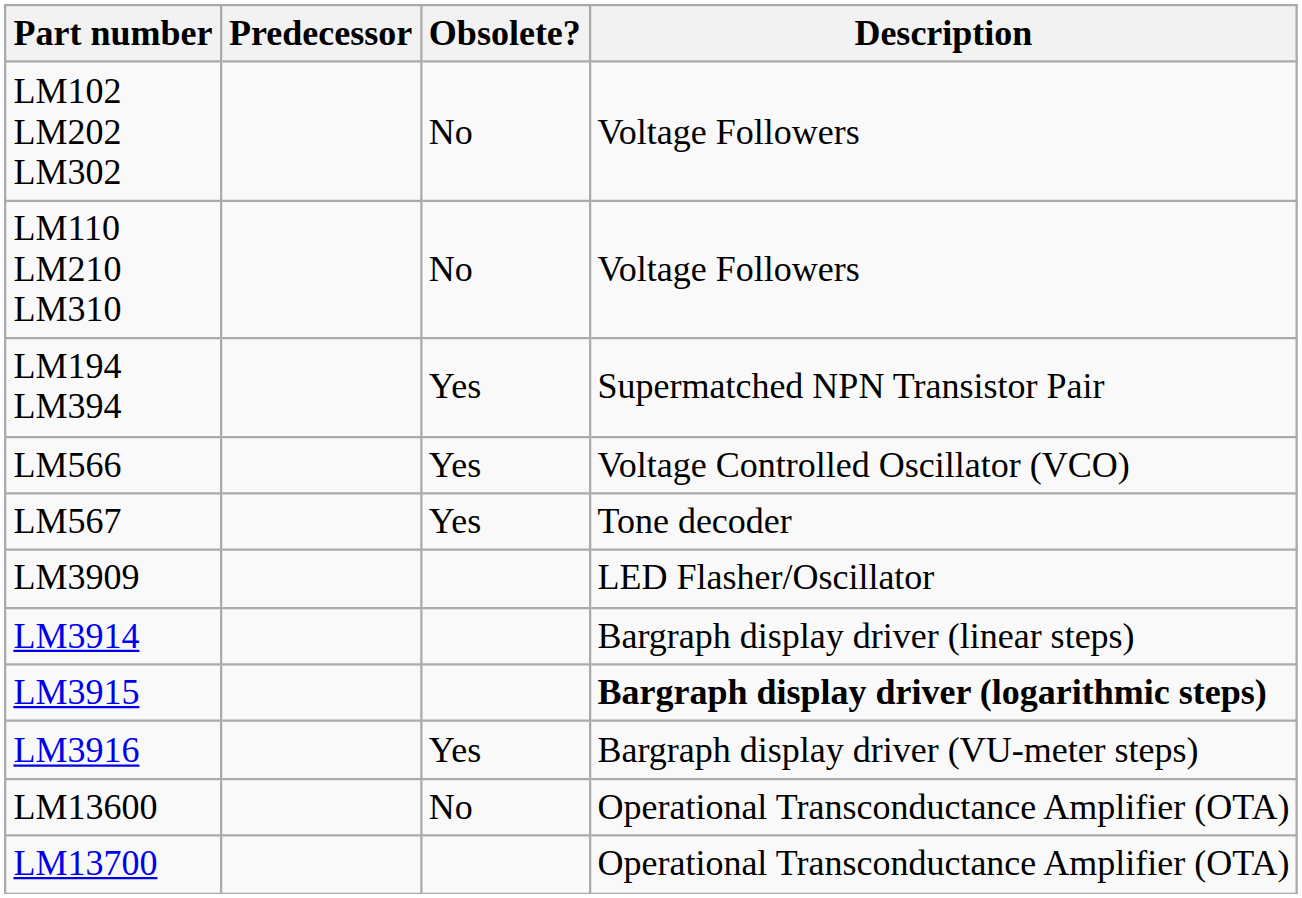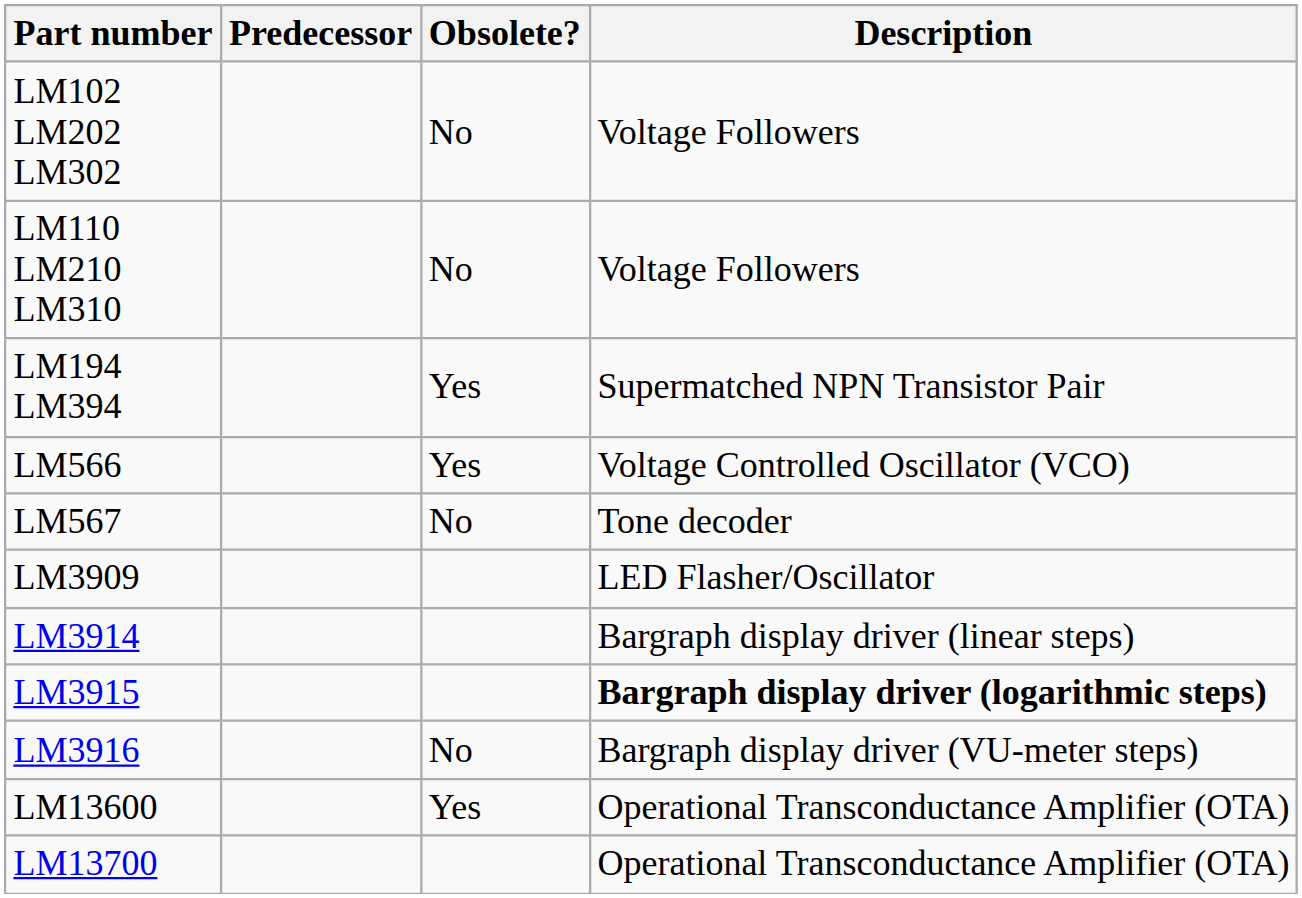(455, 521) Yes -> (451, 521) No
(455, 749) Yes -> (451, 749) No
(451, 806) No -> (455, 806) Yes
